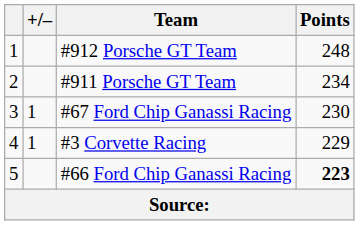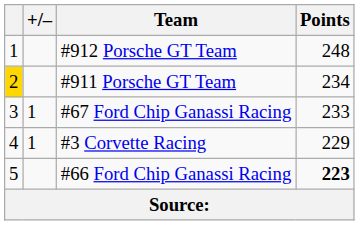(14, 81) no background -> (14, 81) gold background
(336, 112) 230 -> (336, 112) 233
